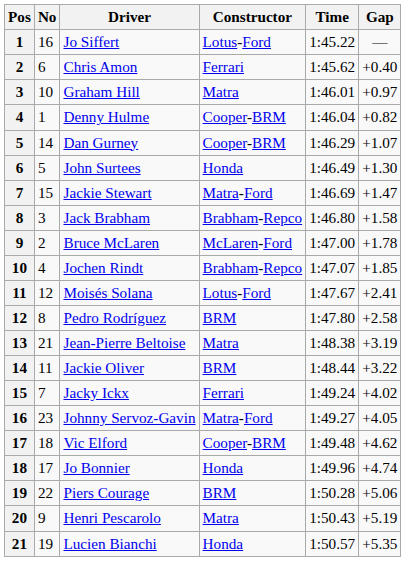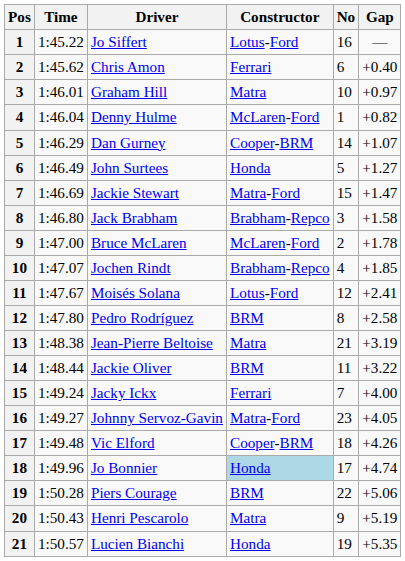columns swapped: (47, 17) <-> (332, 17)
(244, 117) Cooper-BRM -> (275, 117) McLaren-Ford
(380, 167) +1.30 -> (380, 167) +1.27
(380, 393) +4.02 -> (380, 393) +4.00
(380, 443) +4.62 -> (380, 443) +4.26
(223, 468) no background -> (250, 468) lightblue background
